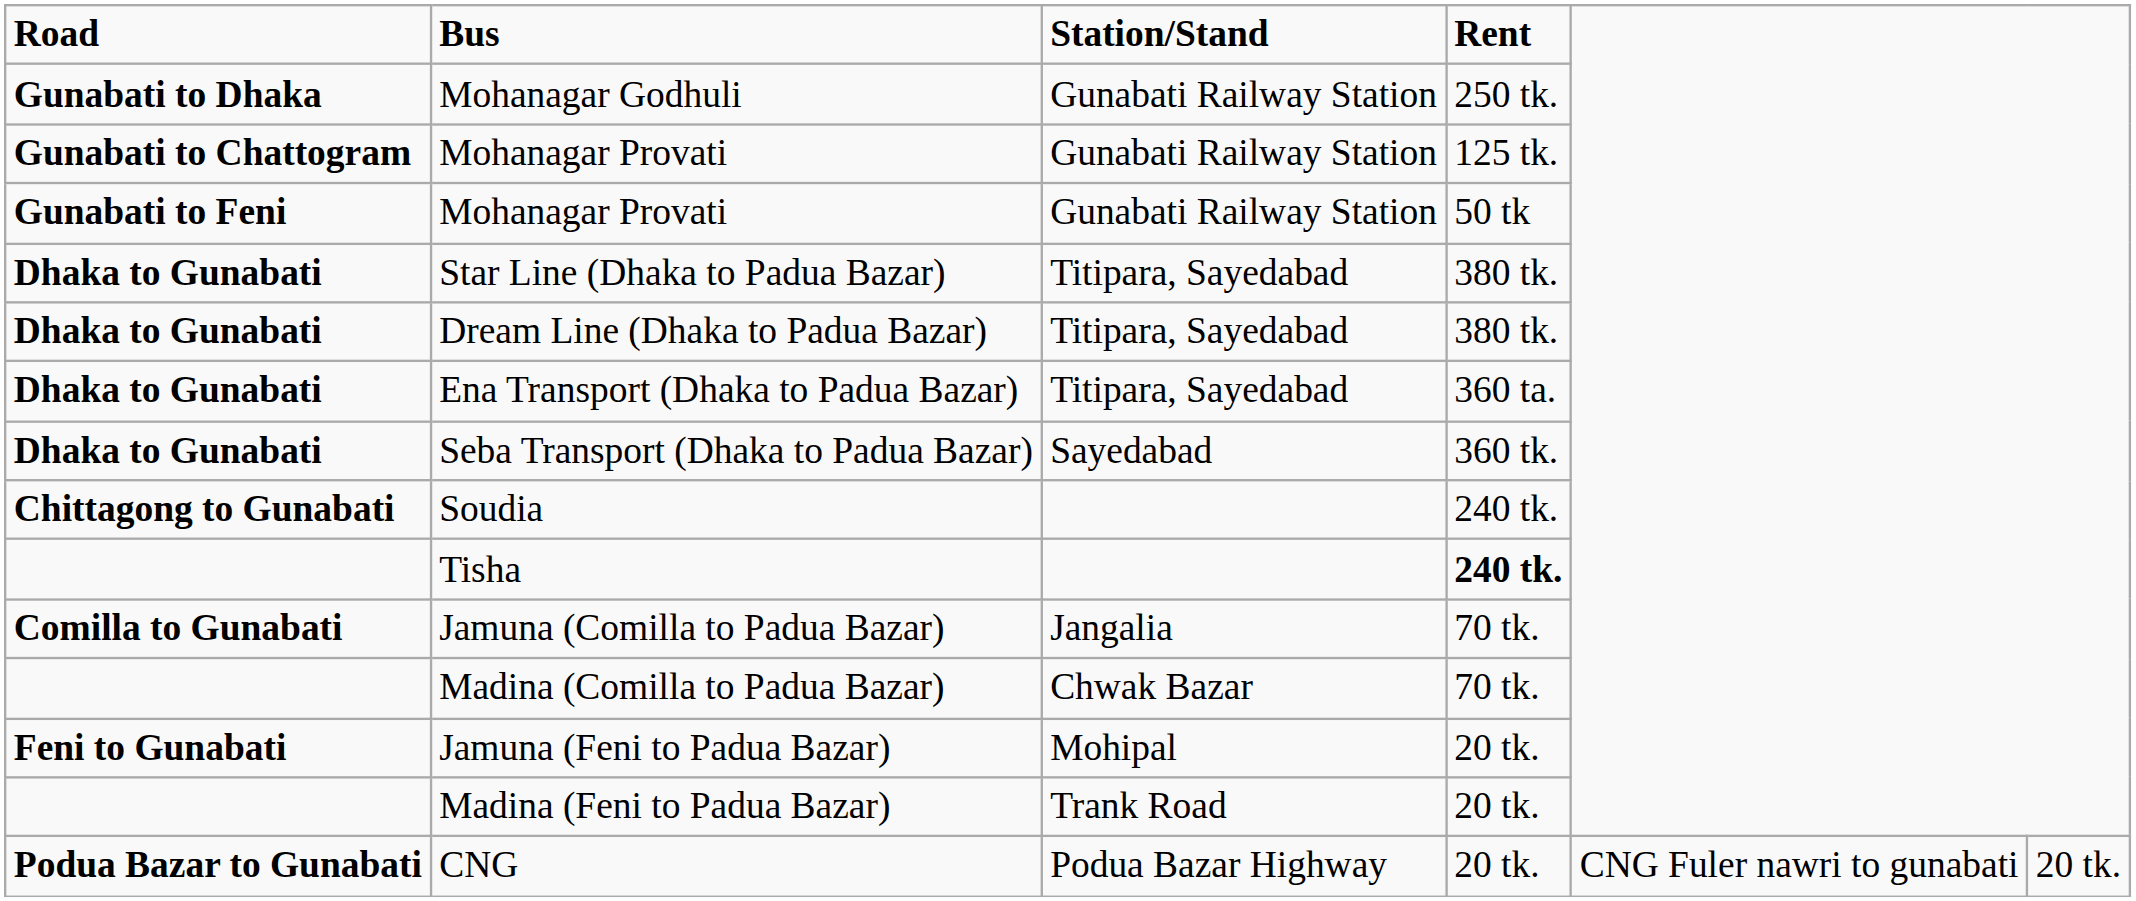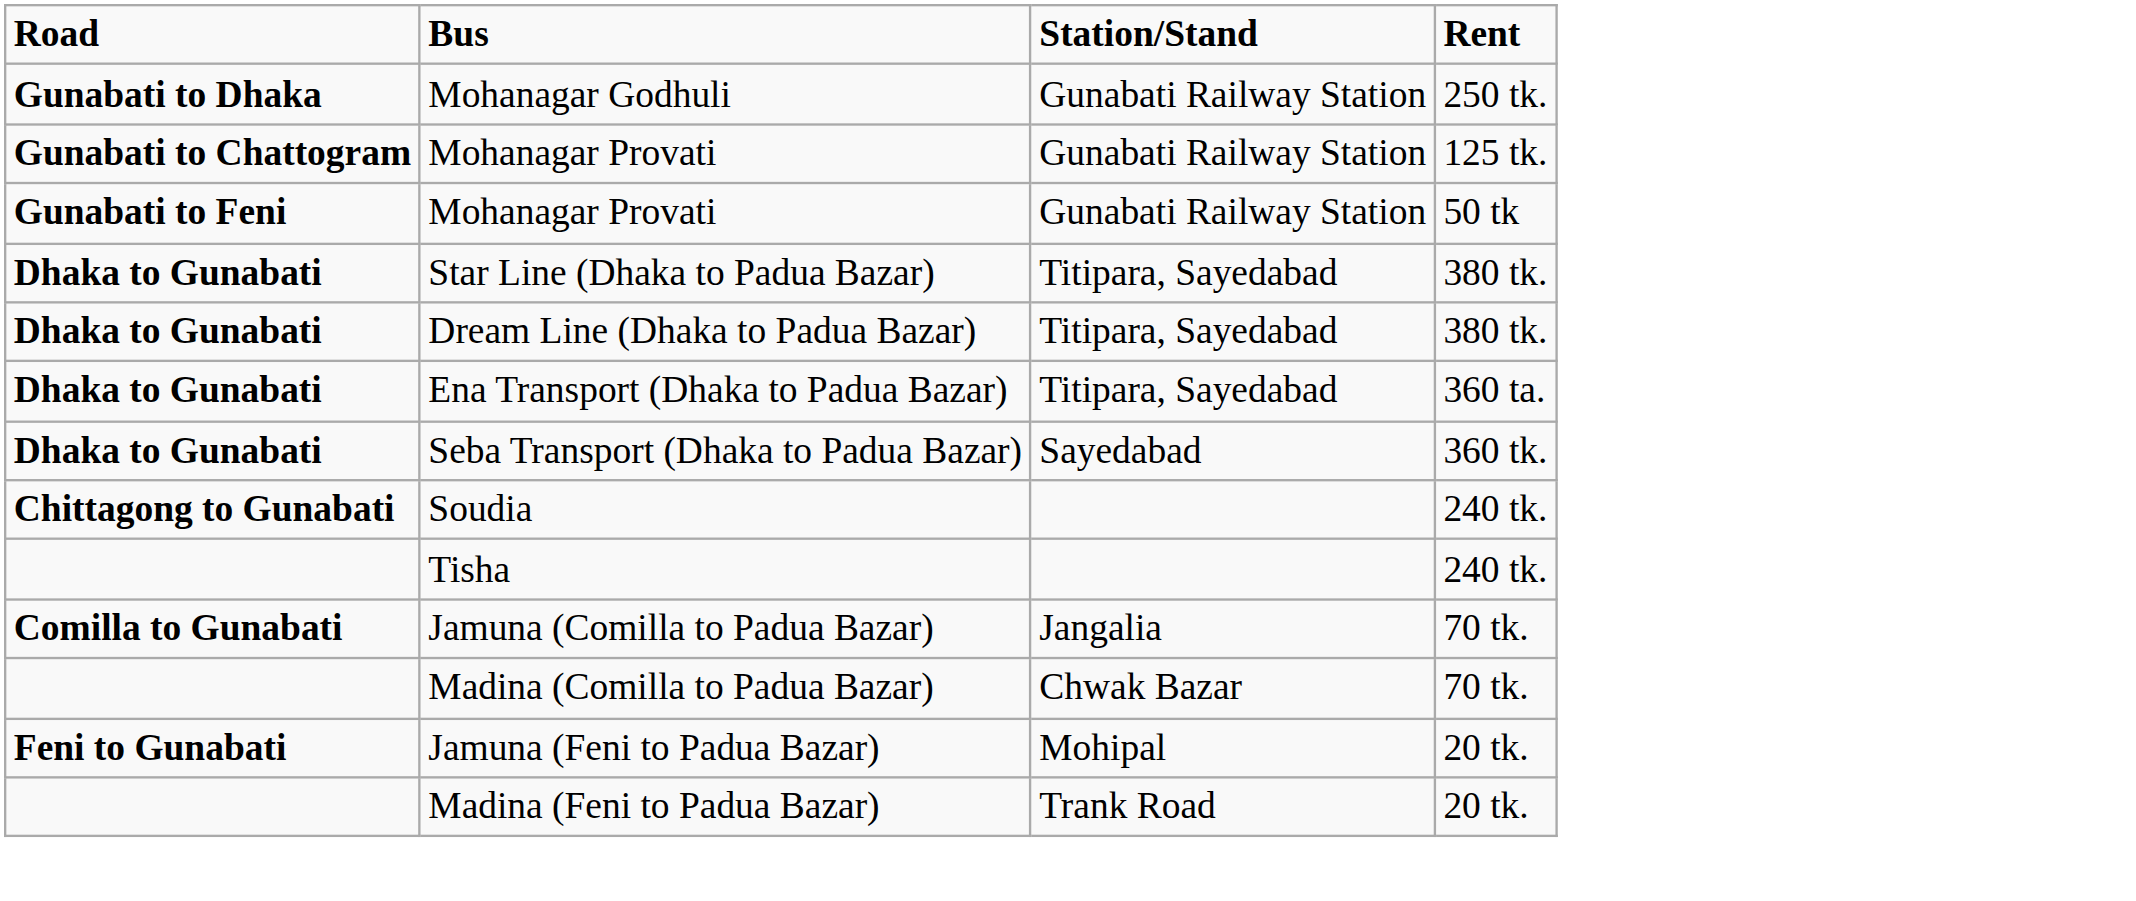(1508, 568) bold -> (1495, 568) normal
- row: (218, 865)
